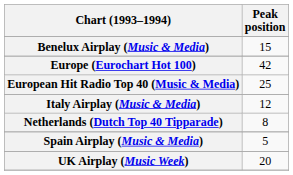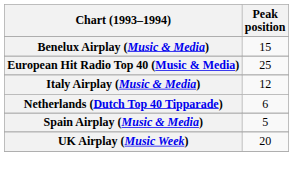- row: (123, 65)
(265, 122) 8 -> (265, 103) 6
